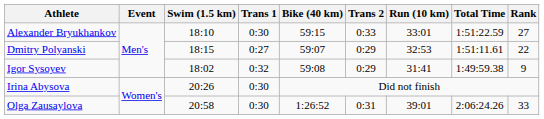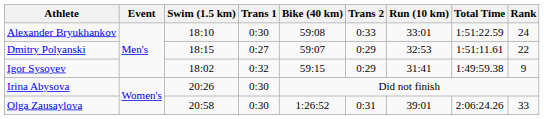(312, 32) 59:15 -> (312, 32) 59:08
(523, 32) 27 -> (523, 32) 24
(312, 68) 59:08 -> (312, 68) 59:15
